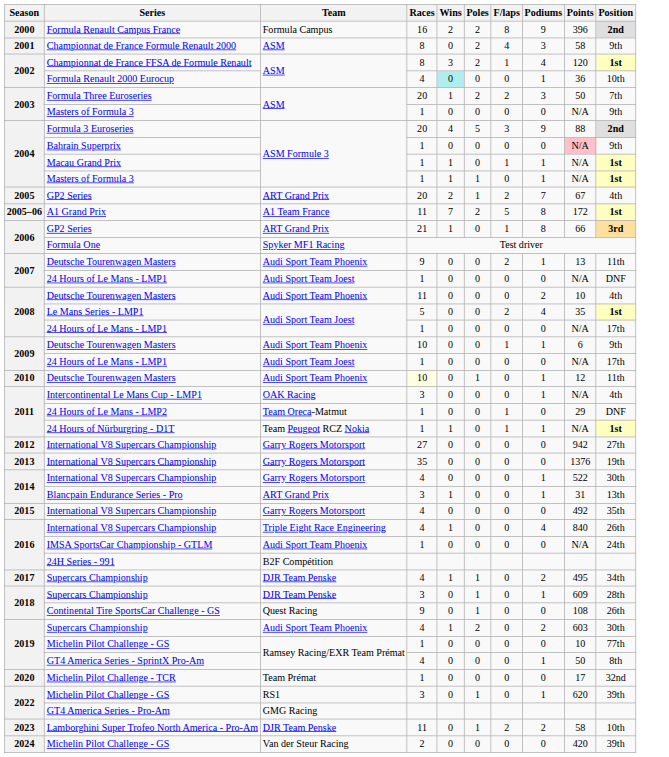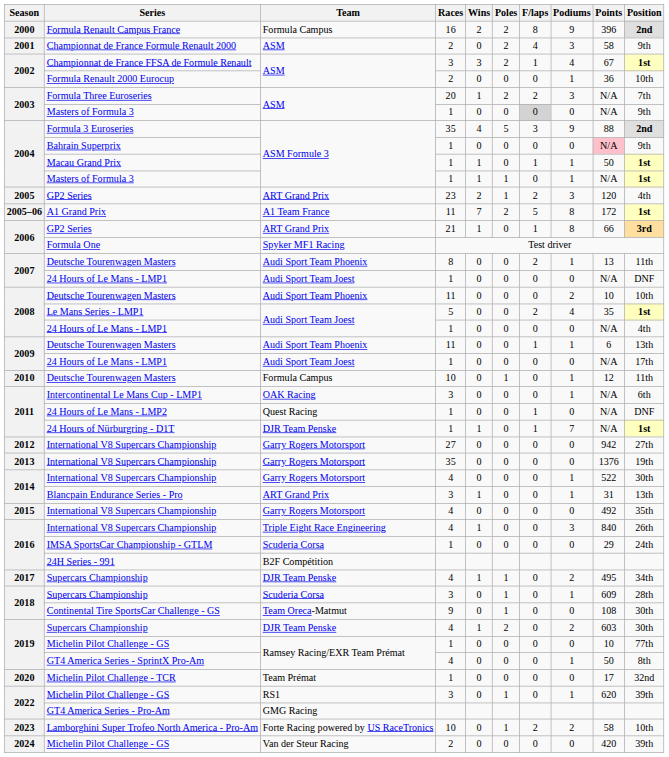(422, 46) 8 -> (451, 46) 2
(422, 63) 8 -> (451, 63) 3
(580, 63) 120 -> (609, 63) 67
(422, 79) 4 -> (451, 79) 2
(451, 79) paleturquoise background -> (479, 79) no background
(580, 96) 50 -> (609, 96) N/A
(507, 112) no background -> (535, 112) lightgrey background
(422, 129) 20 -> (451, 129) 35
(580, 162) N/A -> (609, 162) 50
(422, 196) 20 -> (451, 196) 23
(543, 196) 7 -> (572, 196) 3
(580, 196) 67 -> (609, 196) 120
(422, 262) 9 -> (451, 262) 8
(616, 295) 4th -> (644, 295) 10th
(616, 329) 17th -> (644, 329) 4th
(422, 345) 10 -> (451, 345) 11
(616, 345) 9th -> (644, 345) 13th
(315, 378) Audi Sport Team Phoenix -> (298, 378) Formula Campus
(422, 378) lightyellow background -> (451, 378) no background
(616, 395) 4th -> (644, 395) 6th
(305, 412) Team Oreca-Matmut -> (290, 412) Quest Racing
(580, 412) 29 -> (609, 412) N/A
(316, 428) Team Peugeot RCZ Nokia -> (300, 428) DJR Team Penske
(543, 428) 1 -> (572, 428) 7
(543, 528) 4 -> (572, 528) 3
(315, 545) Audi Sport Team Phoenix -> (293, 545) Scuderia Corsa
(580, 545) N/A -> (609, 545) 29
(300, 595) DJR Team Penske -> (293, 595) Scuderia Corsa
(290, 611) Quest Racing -> (305, 611) Team Oreca-Matmut
(616, 611) 26th -> (644, 611) 30th
(315, 628) Audi Sport Team Phoenix -> (300, 628) DJR Team Penske
(300, 728) DJR Team Penske -> (348, 728) Forte Racing powered by US RaceTronics
(422, 728) 11 -> (451, 728) 10
